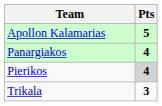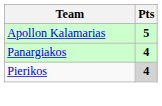- row: (25, 91)
